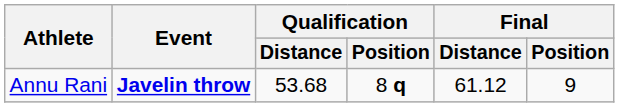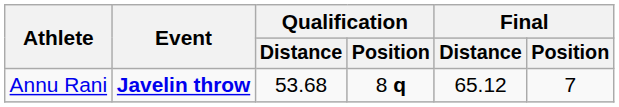(481, 86) 61.12 -> (481, 86) 65.12
(570, 86) 9 -> (570, 86) 7
